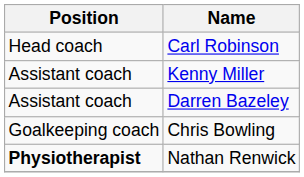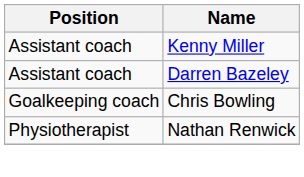- row: (223, 46)
(75, 158) bold -> (69, 130) normal
